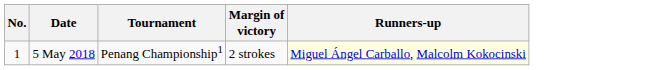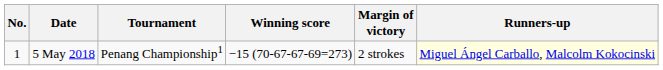+ column: (290, 22)
